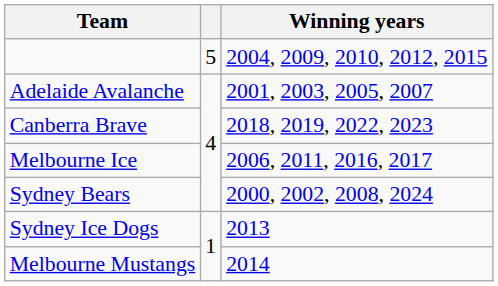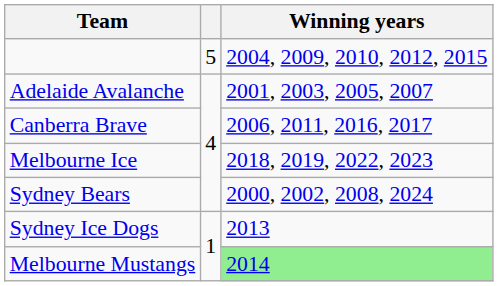(330, 125) 2018, 2019, 2022, 2023 -> (329, 125) 2006, 2011, 2016, 2017
(329, 159) 2006, 2011, 2016, 2017 -> (330, 159) 2018, 2019, 2022, 2023
(248, 263) no background -> (248, 263) lightgreen background
